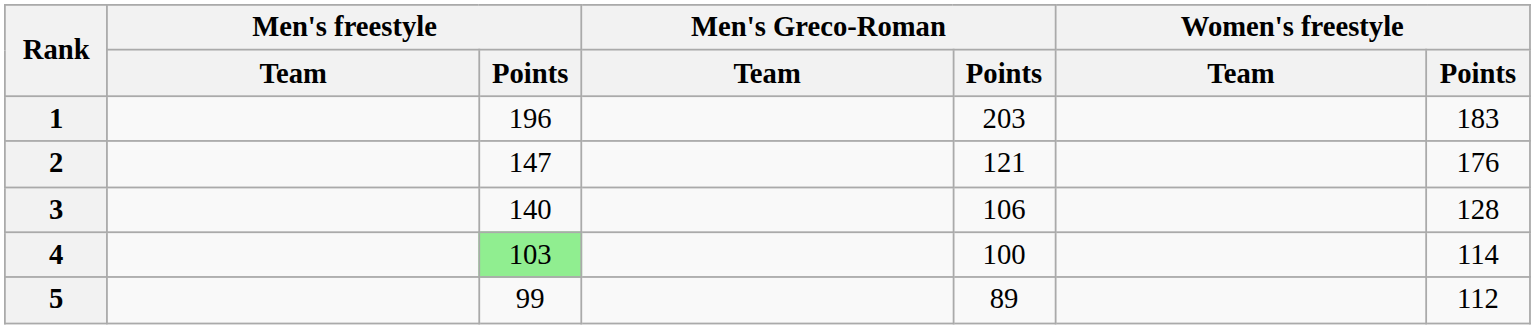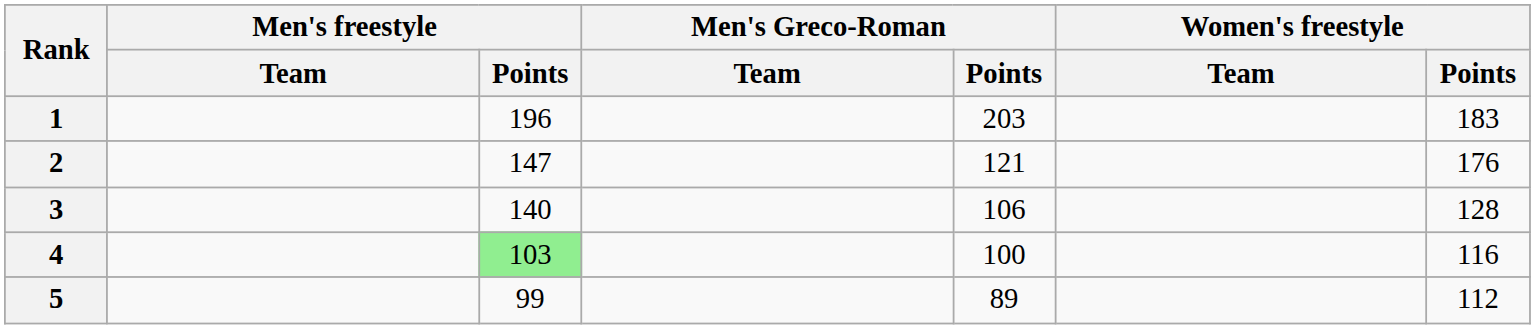(1478, 254) 114 -> (1478, 254) 116
